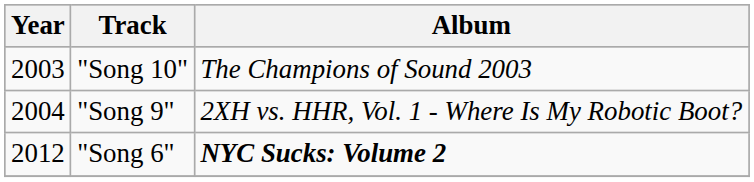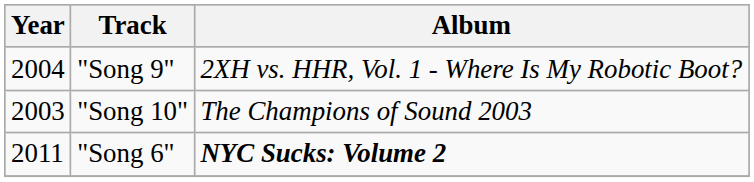rows swapped: (133, 68) <-> (126, 111)
(38, 153) 2012 -> (37, 153) 2011
